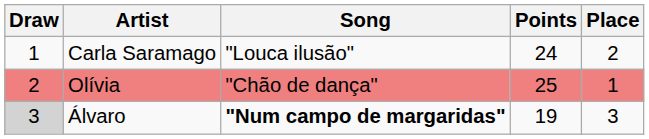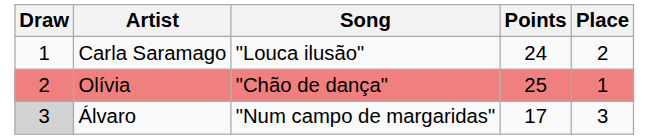(365, 117) bold -> (365, 117) normal
(546, 117) 19 -> (536, 117) 17
